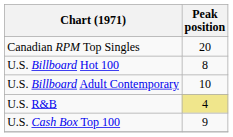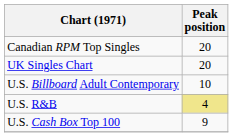+ row: (50, 65)
- row: (63, 65)
